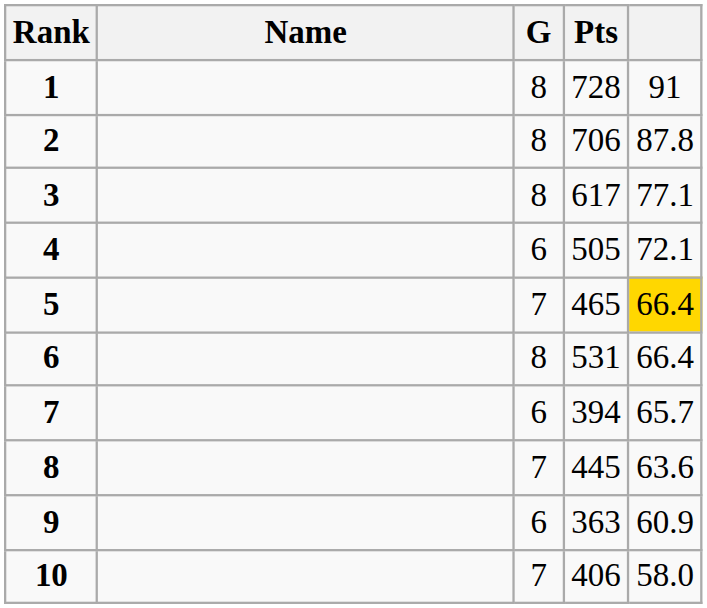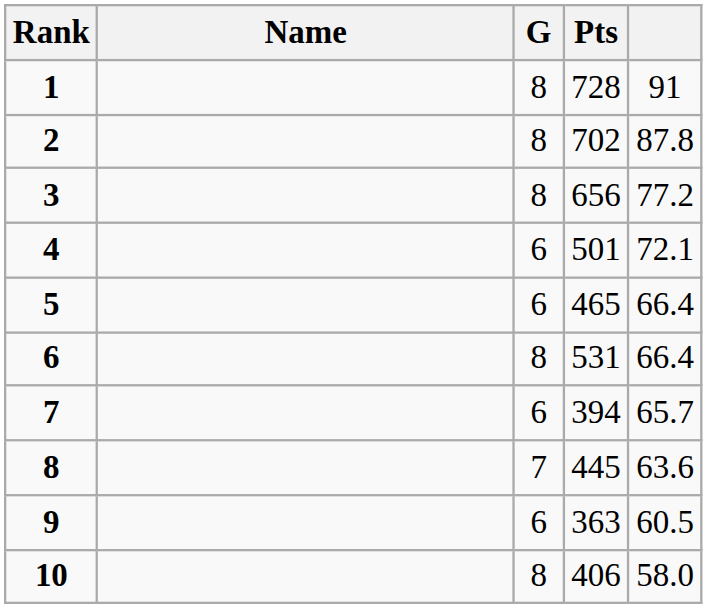(596, 140) 706 -> (596, 140) 702
(596, 195) 617 -> (596, 195) 656
(665, 195) 77.1 -> (665, 195) 77.2
(596, 249) 505 -> (596, 249) 501
(539, 304) 7 -> (539, 304) 6
(665, 304) gold background -> (665, 304) no background
(665, 521) 60.9 -> (665, 521) 60.5
(539, 575) 7 -> (539, 575) 8
